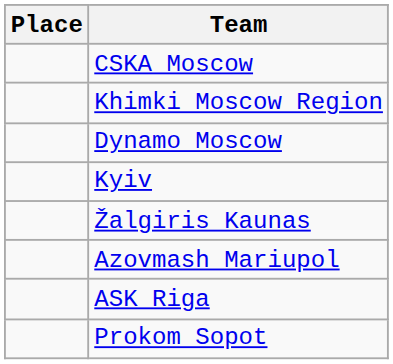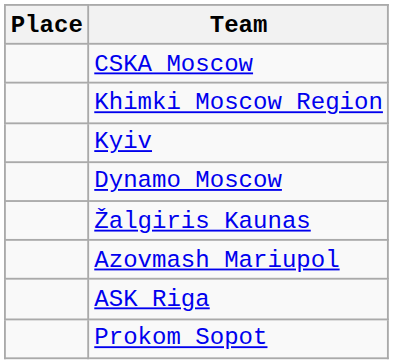rows swapped: (123, 181) <-> (188, 142)
